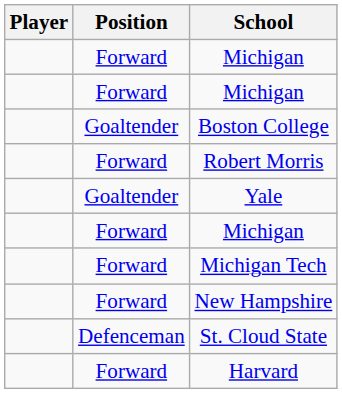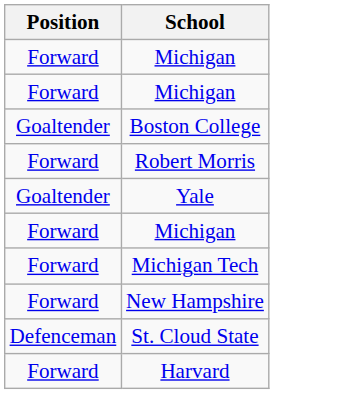- column: (39, 22)
